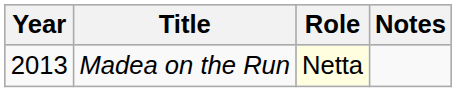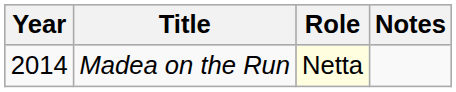(39, 65) 2013 -> (39, 65) 2014
